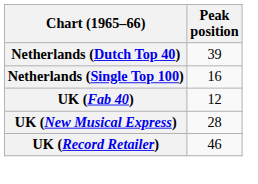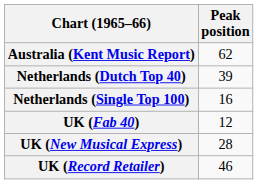+ row: (101, 54)
